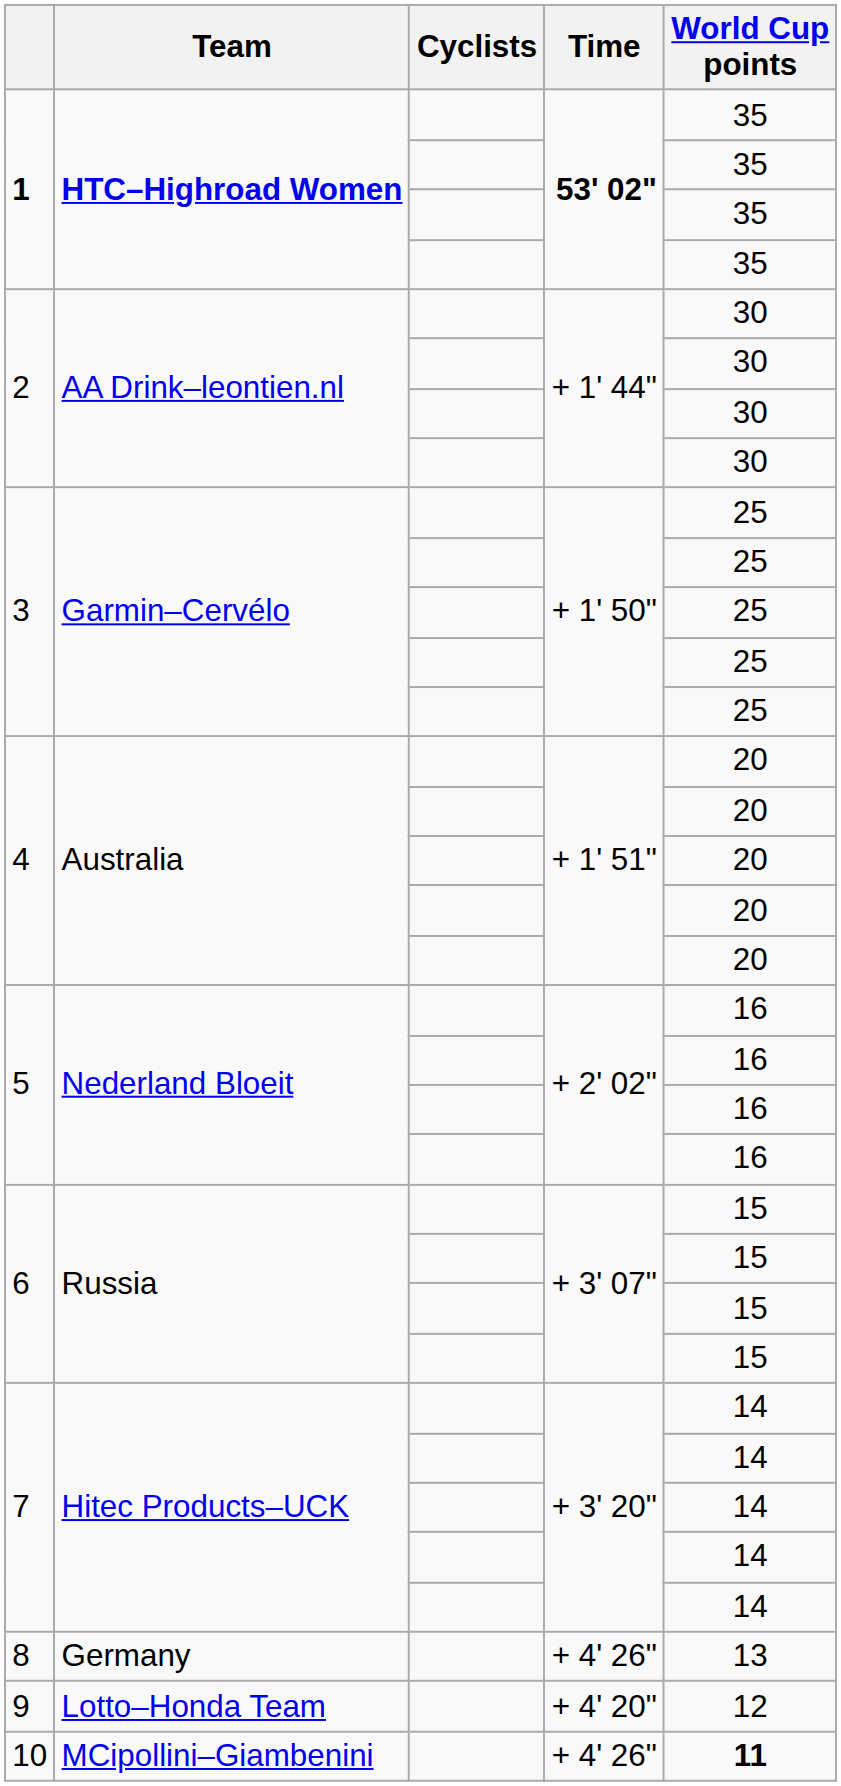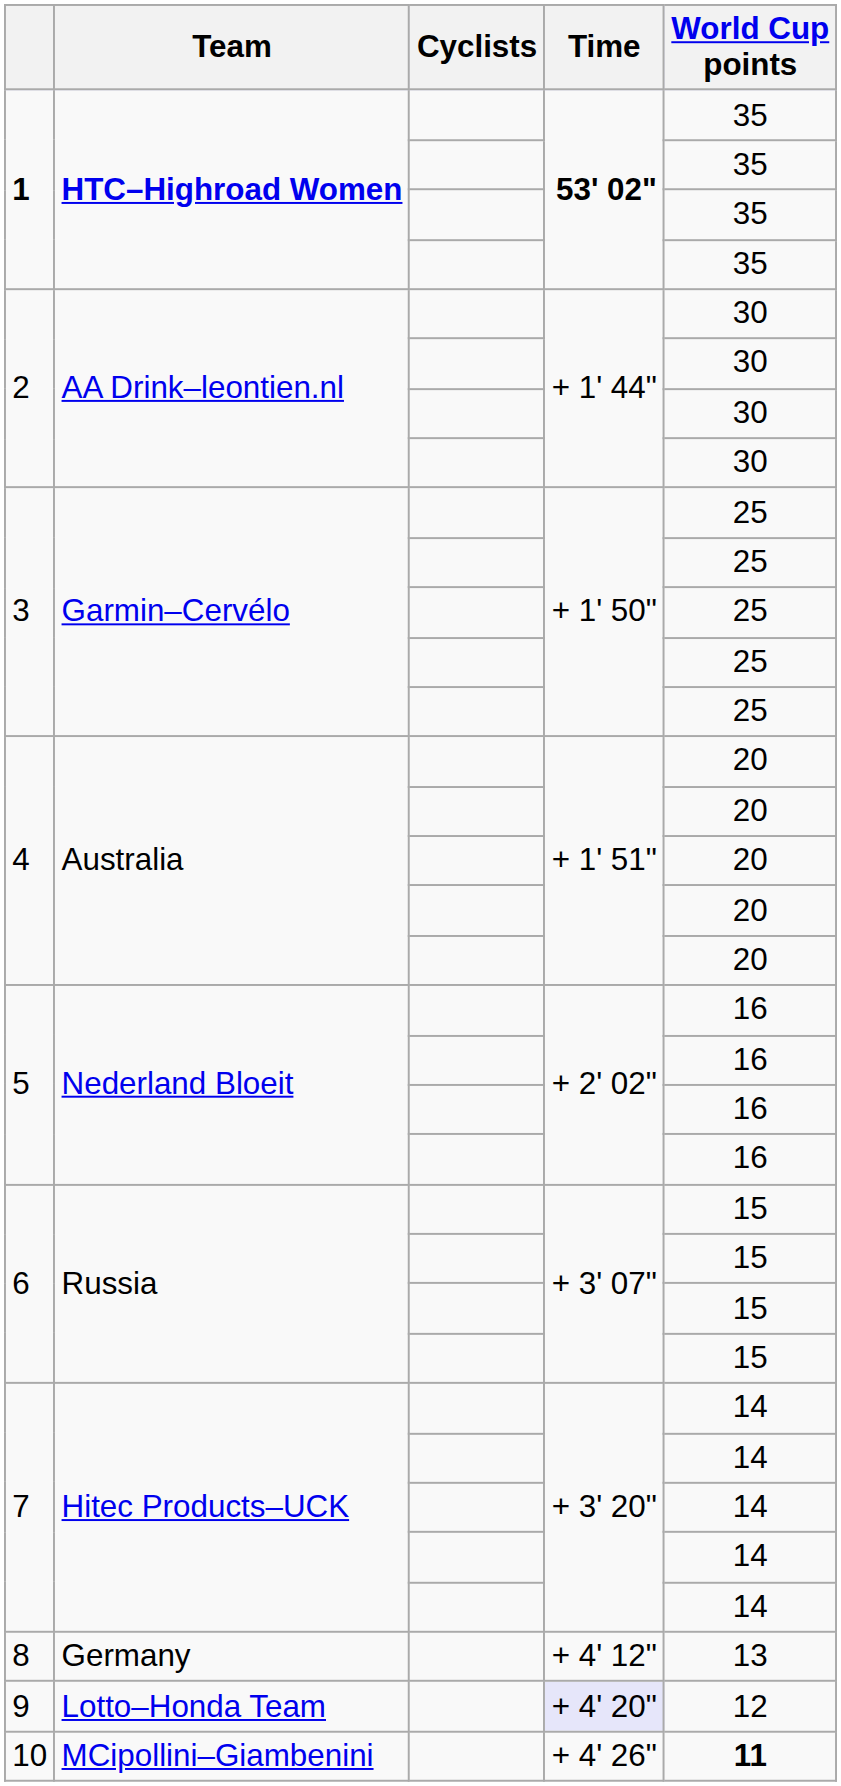(604, 1656) + 4' 26" -> (604, 1656) + 4' 12"
(604, 1705) no background -> (604, 1705) lavender background
